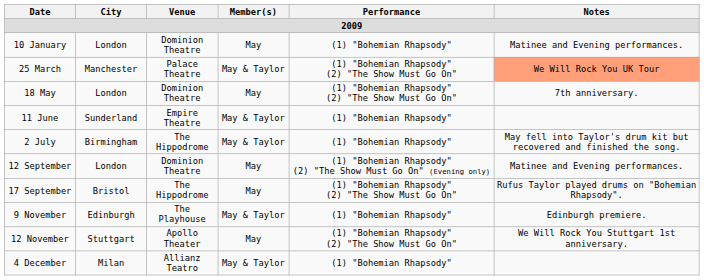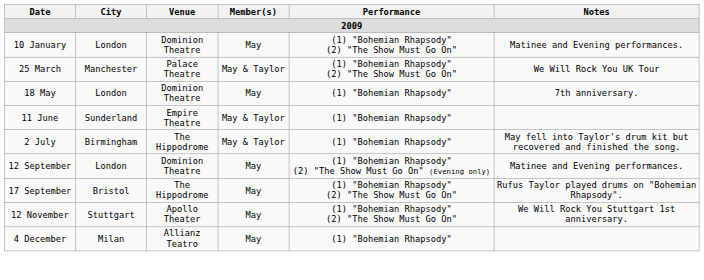(391, 45) (1) "Bohemian Rhapsody" -> (391, 45) (1) "Bohemian Rhapsody" (2) "The Show Must Go On"
(597, 69) lightsalmon background -> (597, 69) no background
(391, 93) (1) "Bohemian Rhapsody" (2) "The Show Must Go On" -> (391, 93) (1) "Bohemian Rhapsody"
- row: (40, 215)
(253, 263) May & Taylor -> (253, 239) May
